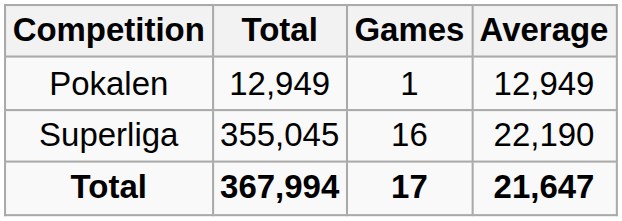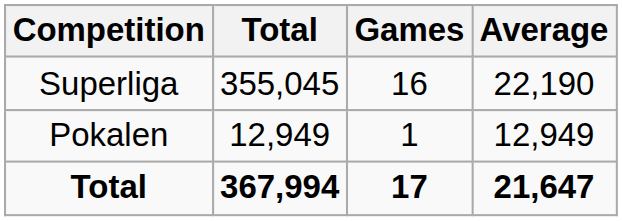rows swapped: (109, 135) <-> (109, 82)
